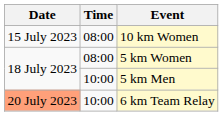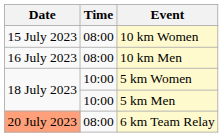+ row: (151, 57)
(98, 57) 08:00 -> (98, 79) 10:00
(98, 100) 10:00 -> (98, 121) 08:00
